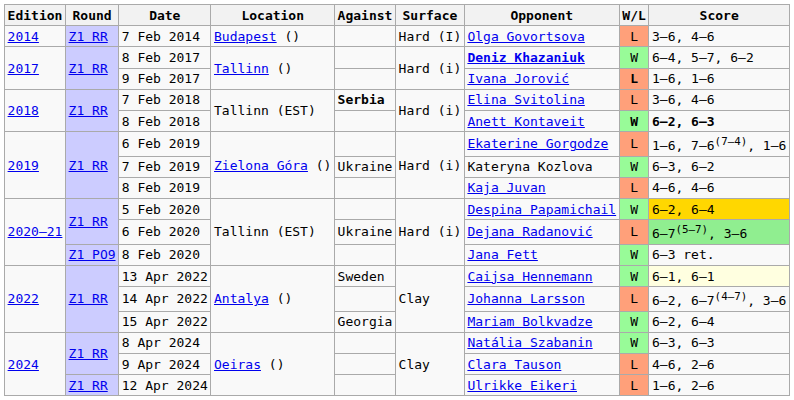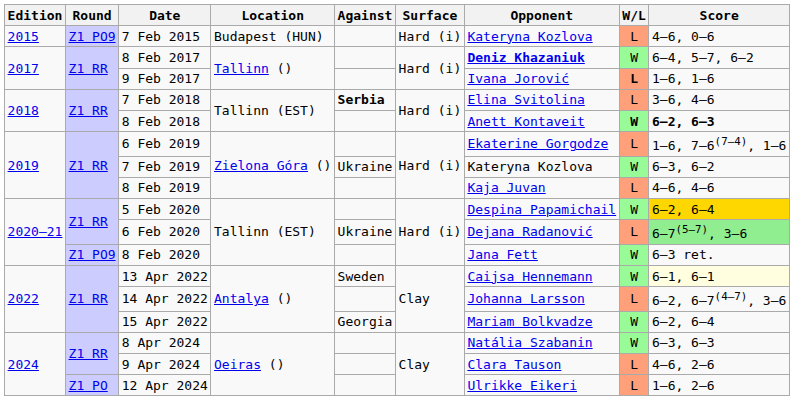- row: (161, 36)
+ row: (161, 36)
(88, 385) Z1 RR -> (88, 385) Z1 PO
